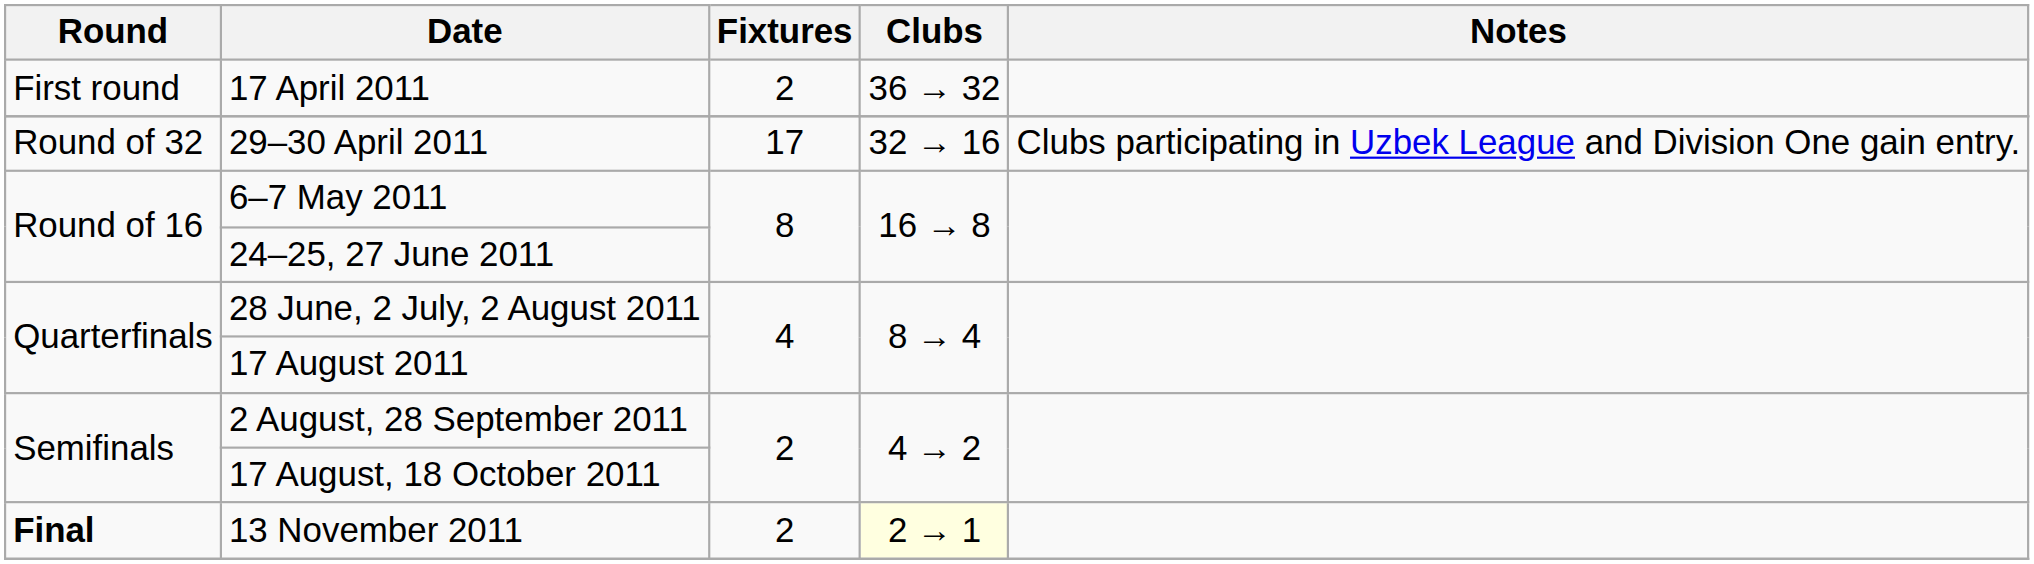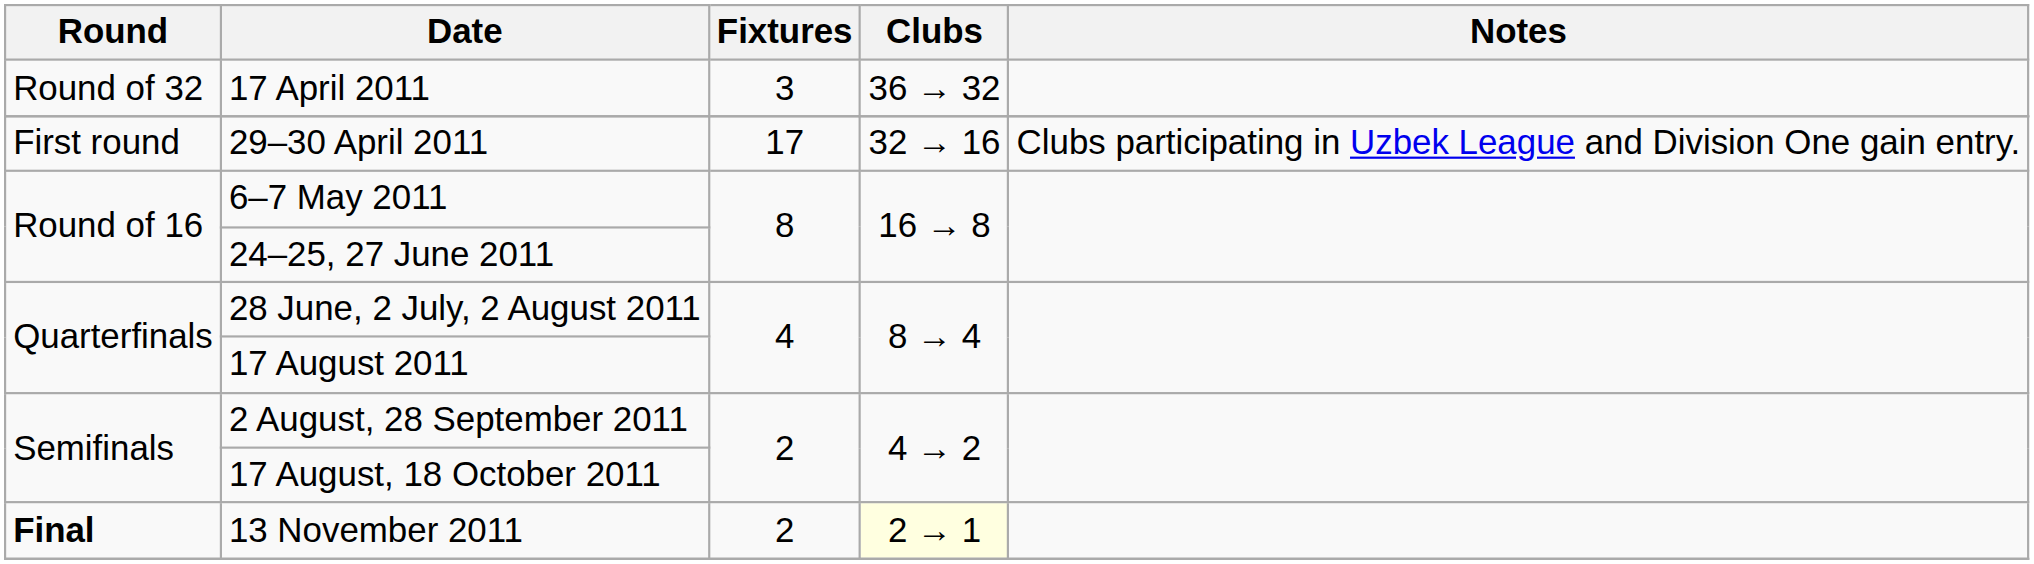(96, 87) First round -> (108, 87) Round of 32
(785, 87) 2 -> (785, 87) 3
(108, 142) Round of 32 -> (96, 142) First round
